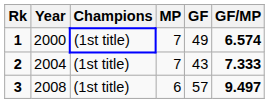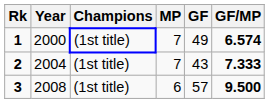(243, 87) 9.497 -> (243, 87) 9.500
